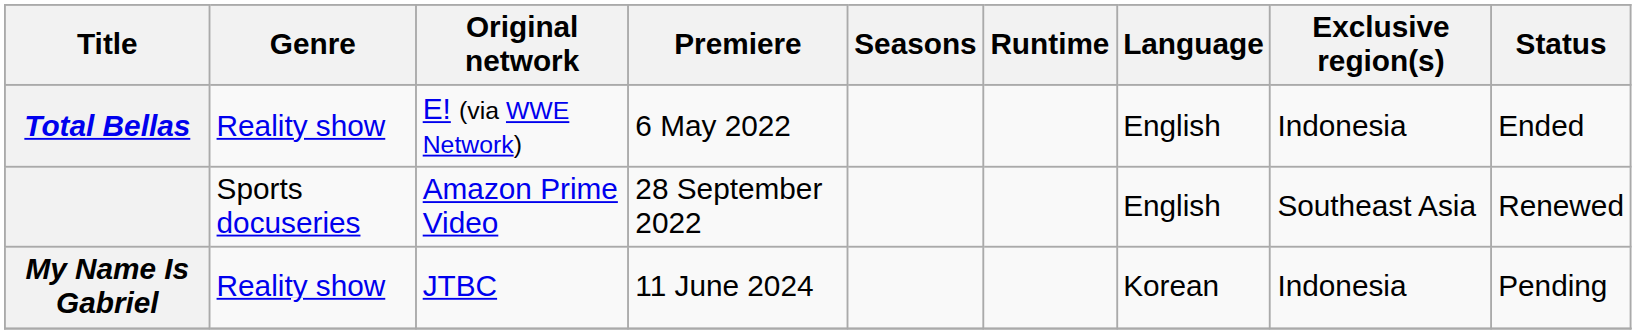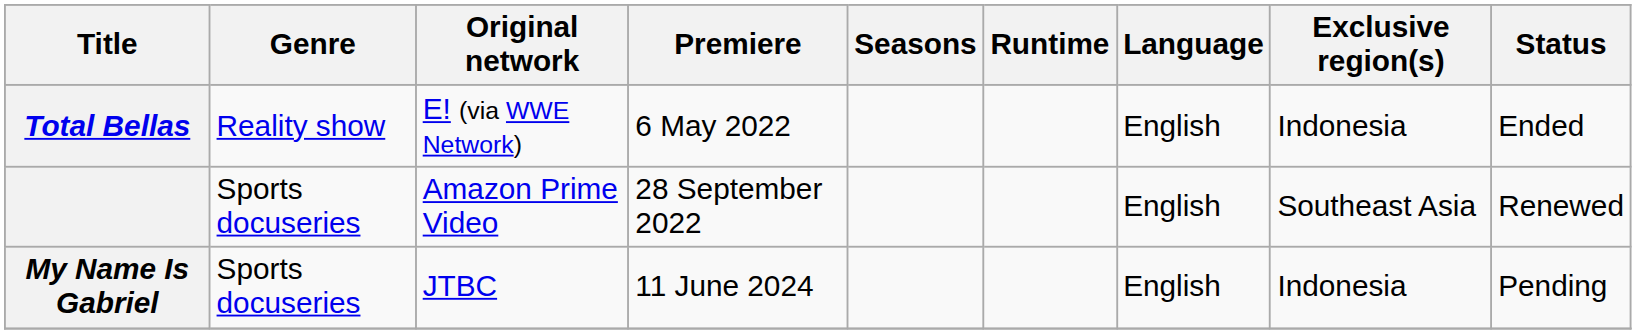(301, 286) Reality show -> (289, 286) Sports docuseries
(1171, 286) Korean -> (1172, 286) English
